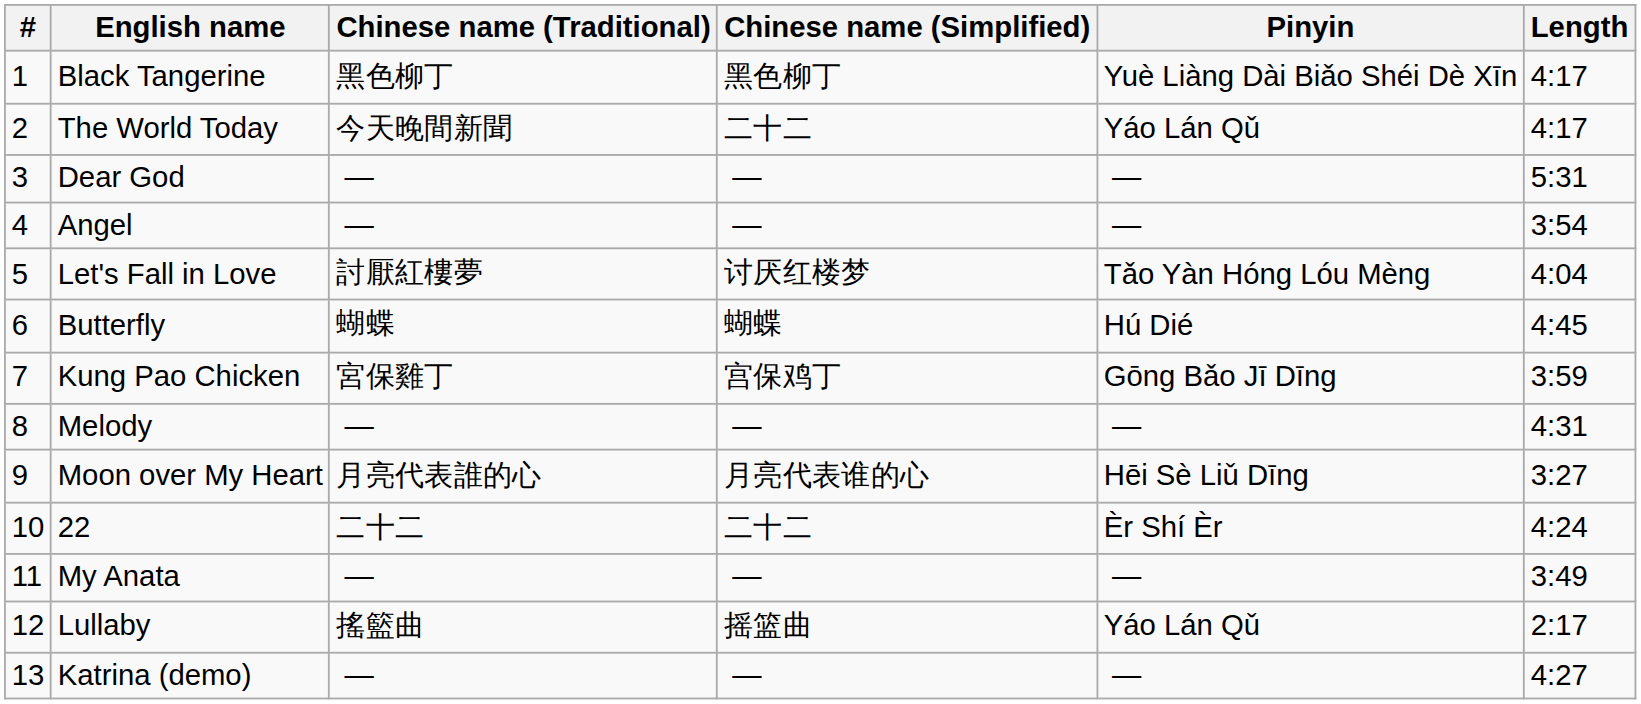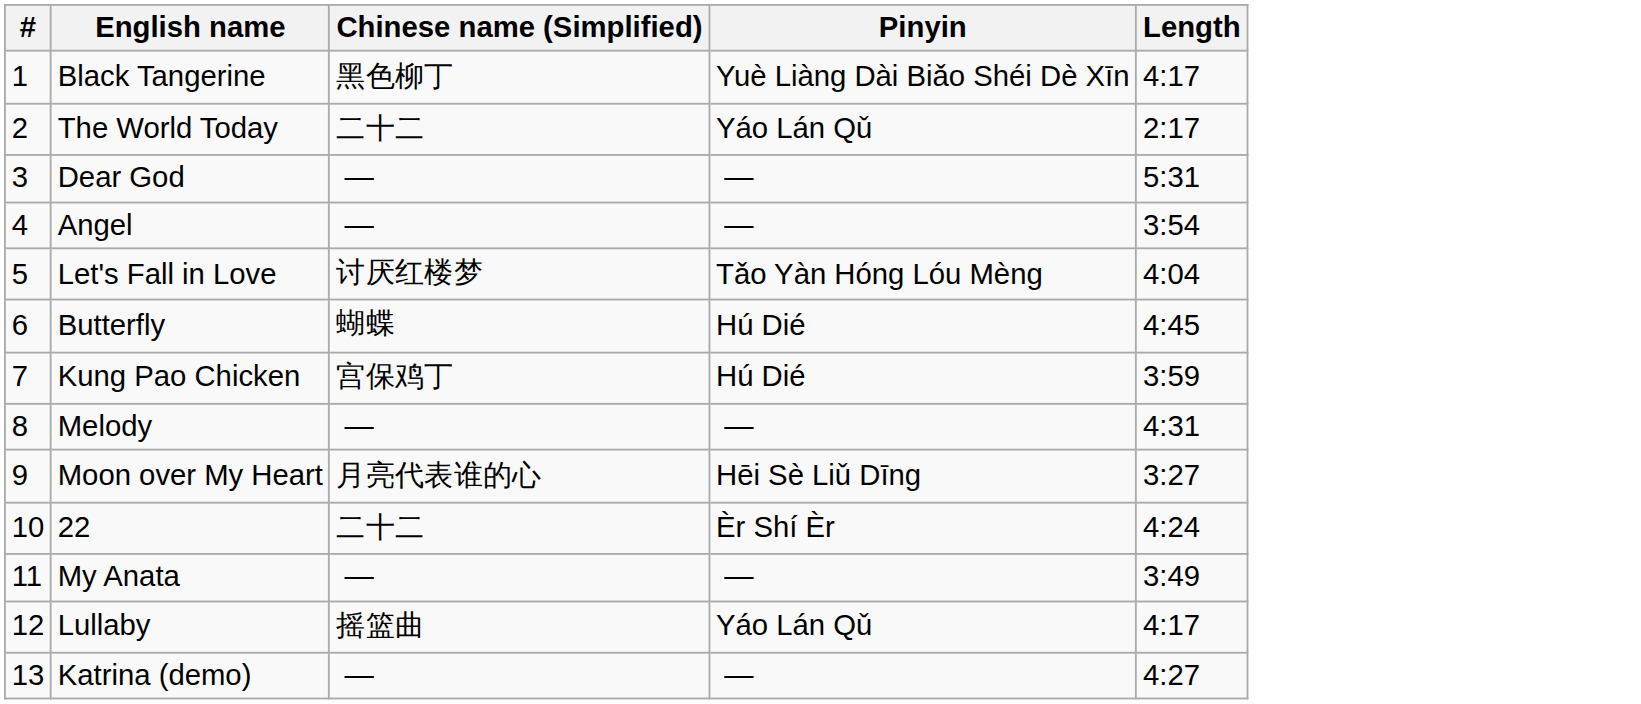- column: (524, 27)
(1559, 128) 4:17 -> (1171, 128) 2:17
(1220, 377) Gōng Bǎo Jī Dīng -> (761, 377) Hú Dié
(1559, 626) 2:17 -> (1171, 626) 4:17
